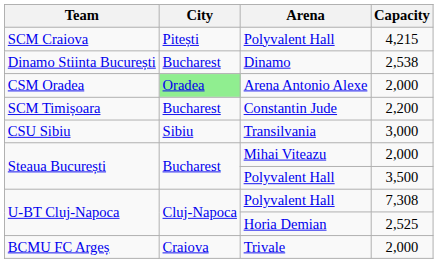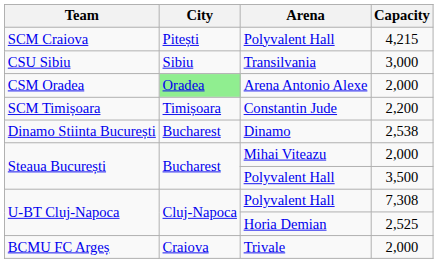rows swapped: (82, 62) <-> (39, 131)
(192, 108) Bucharest -> (192, 108) Timișoara
